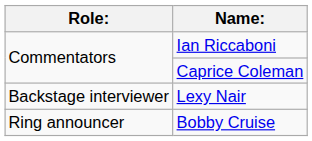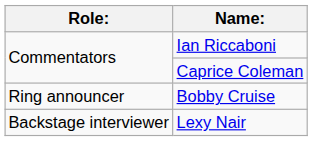rows swapped: (226, 122) <-> (211, 97)
